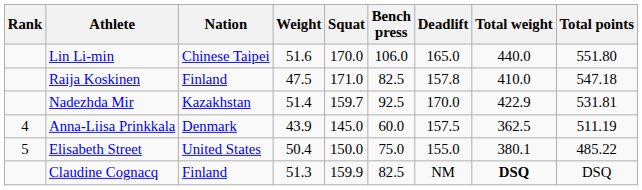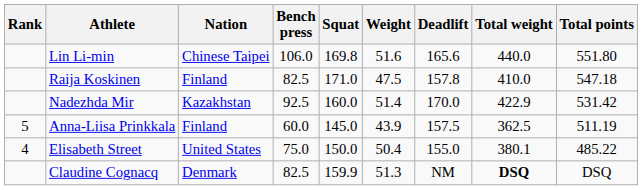columns swapped: (299, 24) <-> (391, 24)
(346, 56) 170.0 -> (341, 56) 169.8
(443, 56) 165.0 -> (443, 56) 165.6
(346, 102) 159.7 -> (341, 102) 160.0
(597, 102) 531.81 -> (597, 102) 531.42
(25, 126) 4 -> (25, 126) 5
(209, 126) Denmark -> (205, 126) Finland
(25, 149) 5 -> (25, 149) 4
(205, 172) Finland -> (209, 172) Denmark
